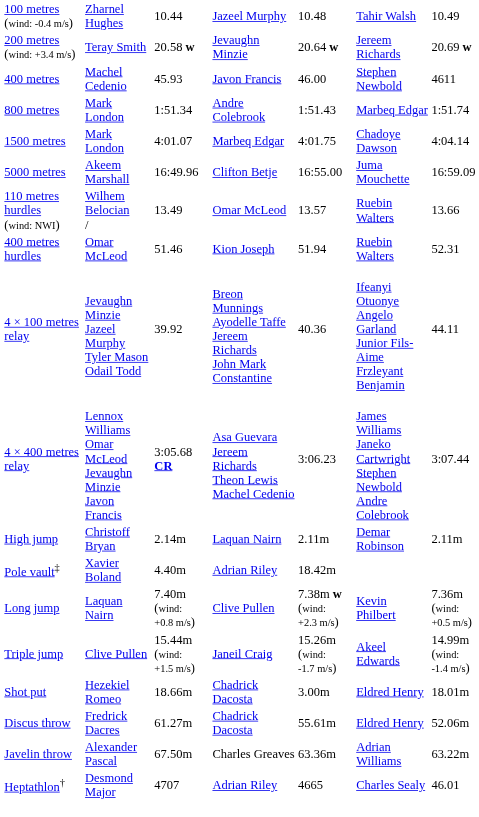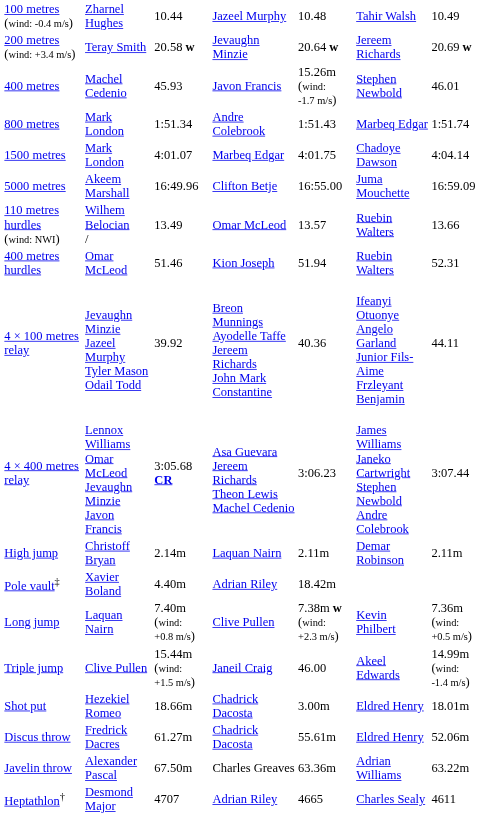(312, 78) 46.00 -> (317, 85) 15.26m (wind: -1.7 m/s)
(444, 78) 4611 -> (445, 85) 46.01
(317, 653) 15.26m (wind: -1.7 m/s) -> (312, 667) 46.00
(445, 785) 46.01 -> (444, 799) 4611
